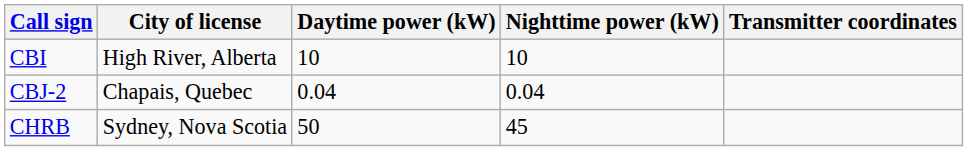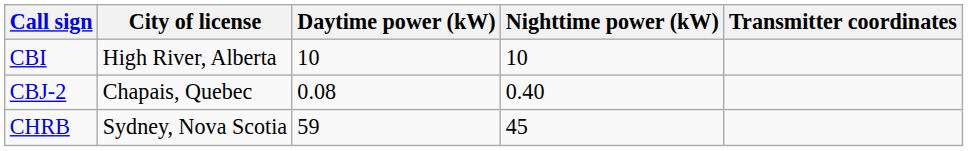(317, 92) 0.04 -> (317, 92) 0.08
(525, 92) 0.04 -> (525, 92) 0.40
(308, 127) 50 -> (308, 127) 59
